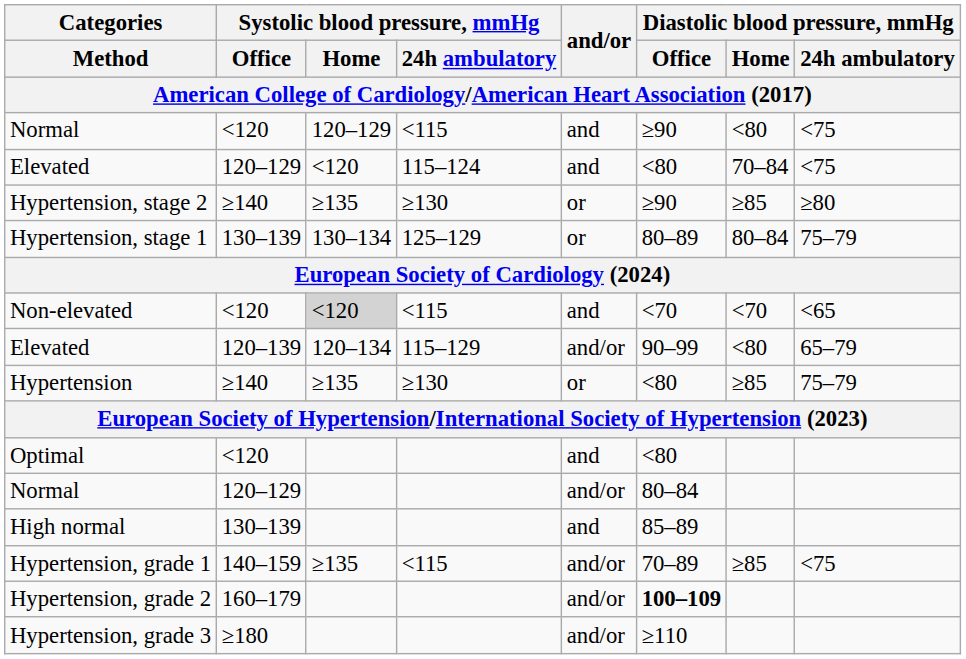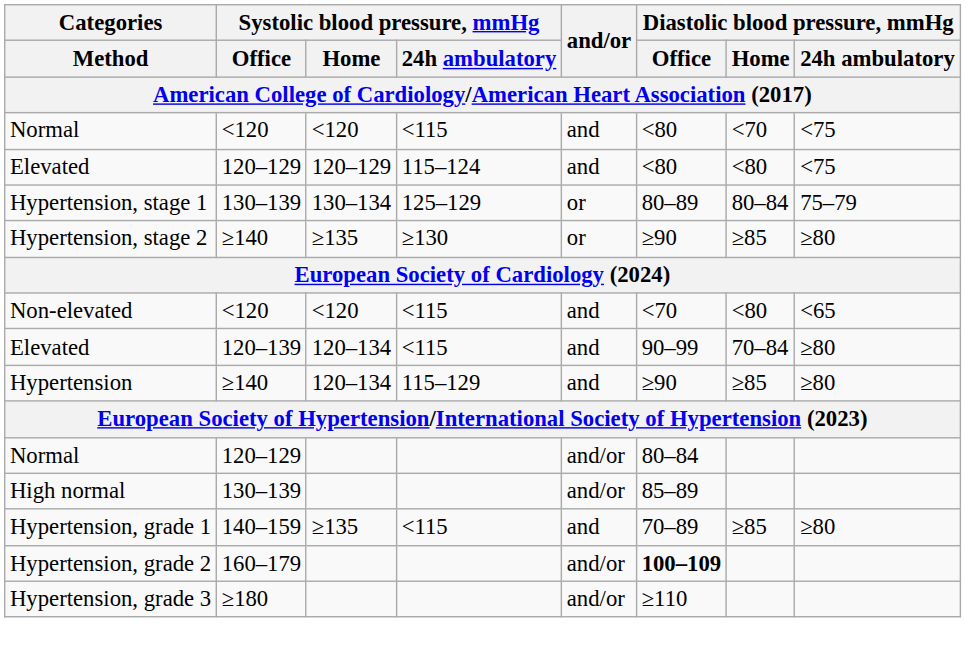(351, 130) 120–129 -> (335, 130) <120
(659, 130) ≥90 -> (659, 130) <80
(749, 130) <80 -> (749, 130) <70
(335, 166) <120 -> (351, 166) 120–129
(760, 166) 70–84 -> (749, 166) <80
rows swapped: (109, 238) <-> (109, 202)
(335, 310) lightgrey background -> (335, 310) no background
(749, 310) <70 -> (749, 310) <80
(441, 346) 115–129 -> (425, 346) <115
(596, 346) and/or -> (583, 346) and
(749, 346) <80 -> (760, 346) 70–84
(829, 346) 65–79 -> (818, 346) ≥80
(335, 382) ≥135 -> (351, 382) 120–134
(425, 382) ≥130 -> (441, 382) 115–129
(576, 382) or -> (583, 382) and
(659, 382) <80 -> (659, 382) ≥90
(829, 382) 75–79 -> (818, 382) ≥80
- row: (47, 454)
(583, 526) and -> (596, 490) and/or
(596, 563) and/or -> (583, 526) and
(818, 563) <75 -> (818, 526) ≥80
